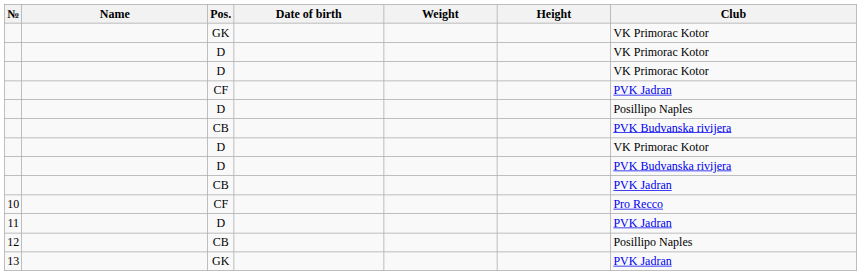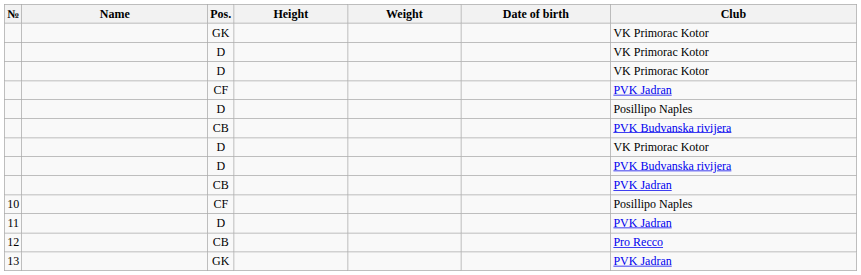columns swapped: (554, 14) <-> (309, 14)
(638, 204) Pro Recco -> (653, 204) Posillipo Naples
(653, 242) Posillipo Naples -> (638, 242) Pro Recco
